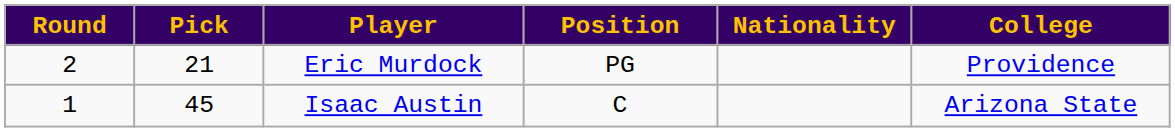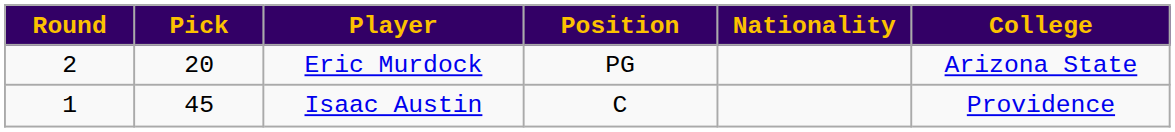(199, 65) 21 -> (199, 65) 20
(1041, 65) Providence -> (1041, 65) Arizona State
(1041, 106) Arizona State -> (1041, 106) Providence
